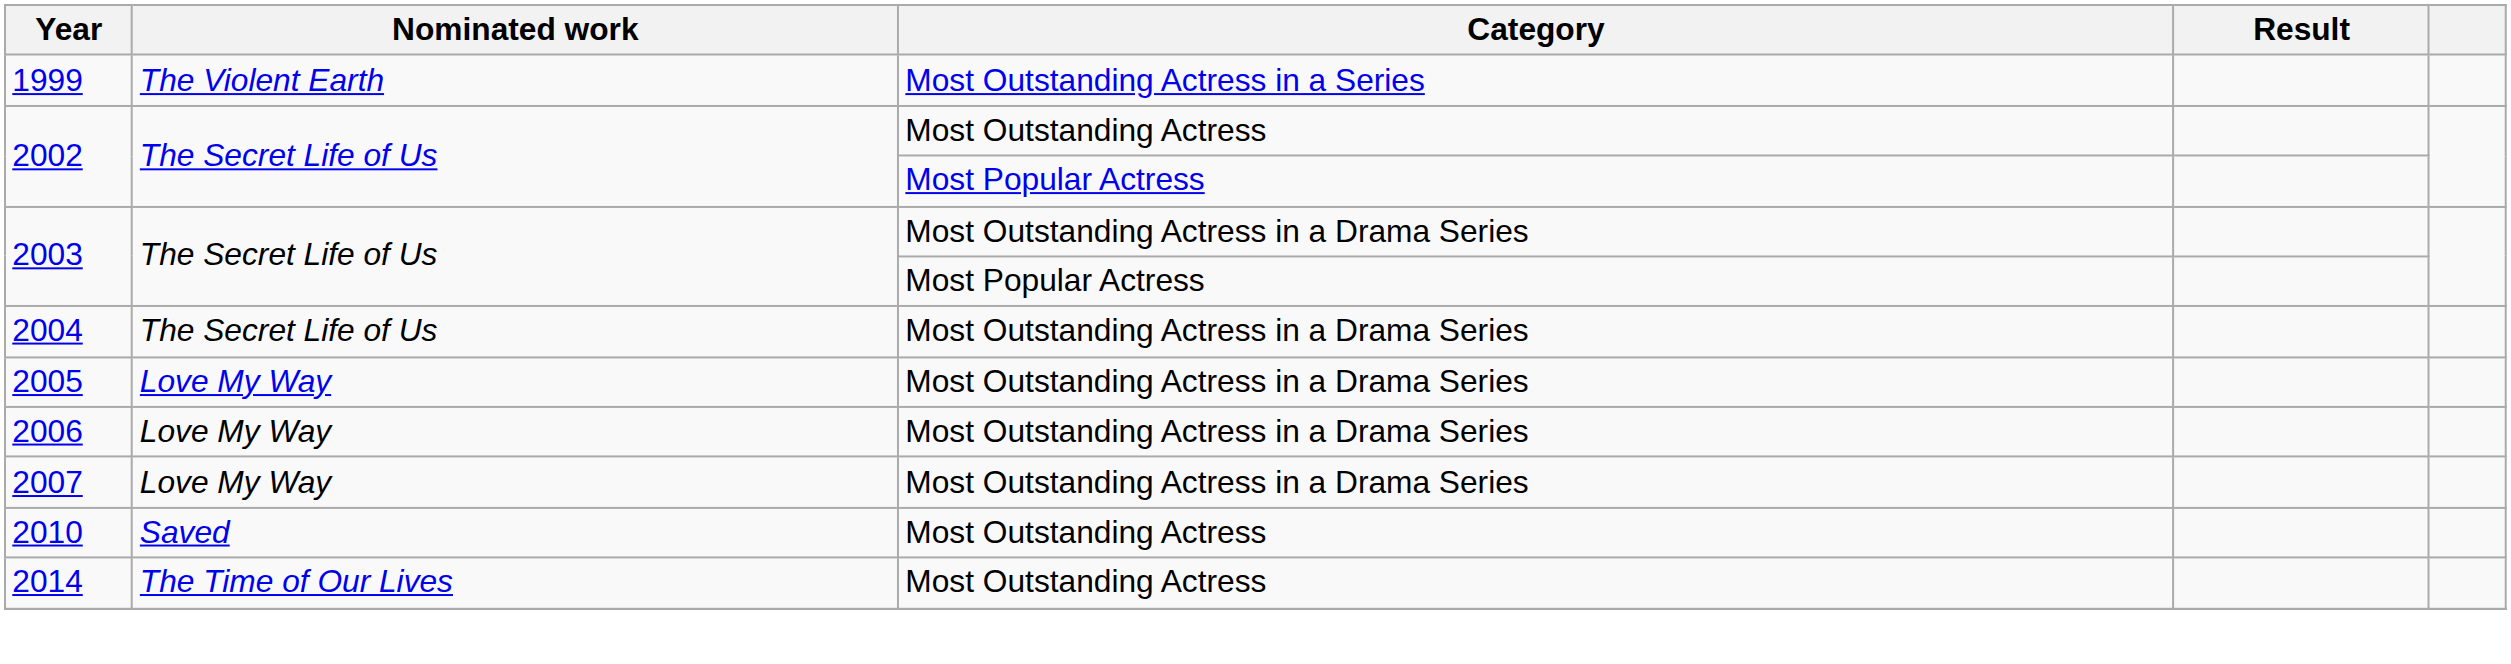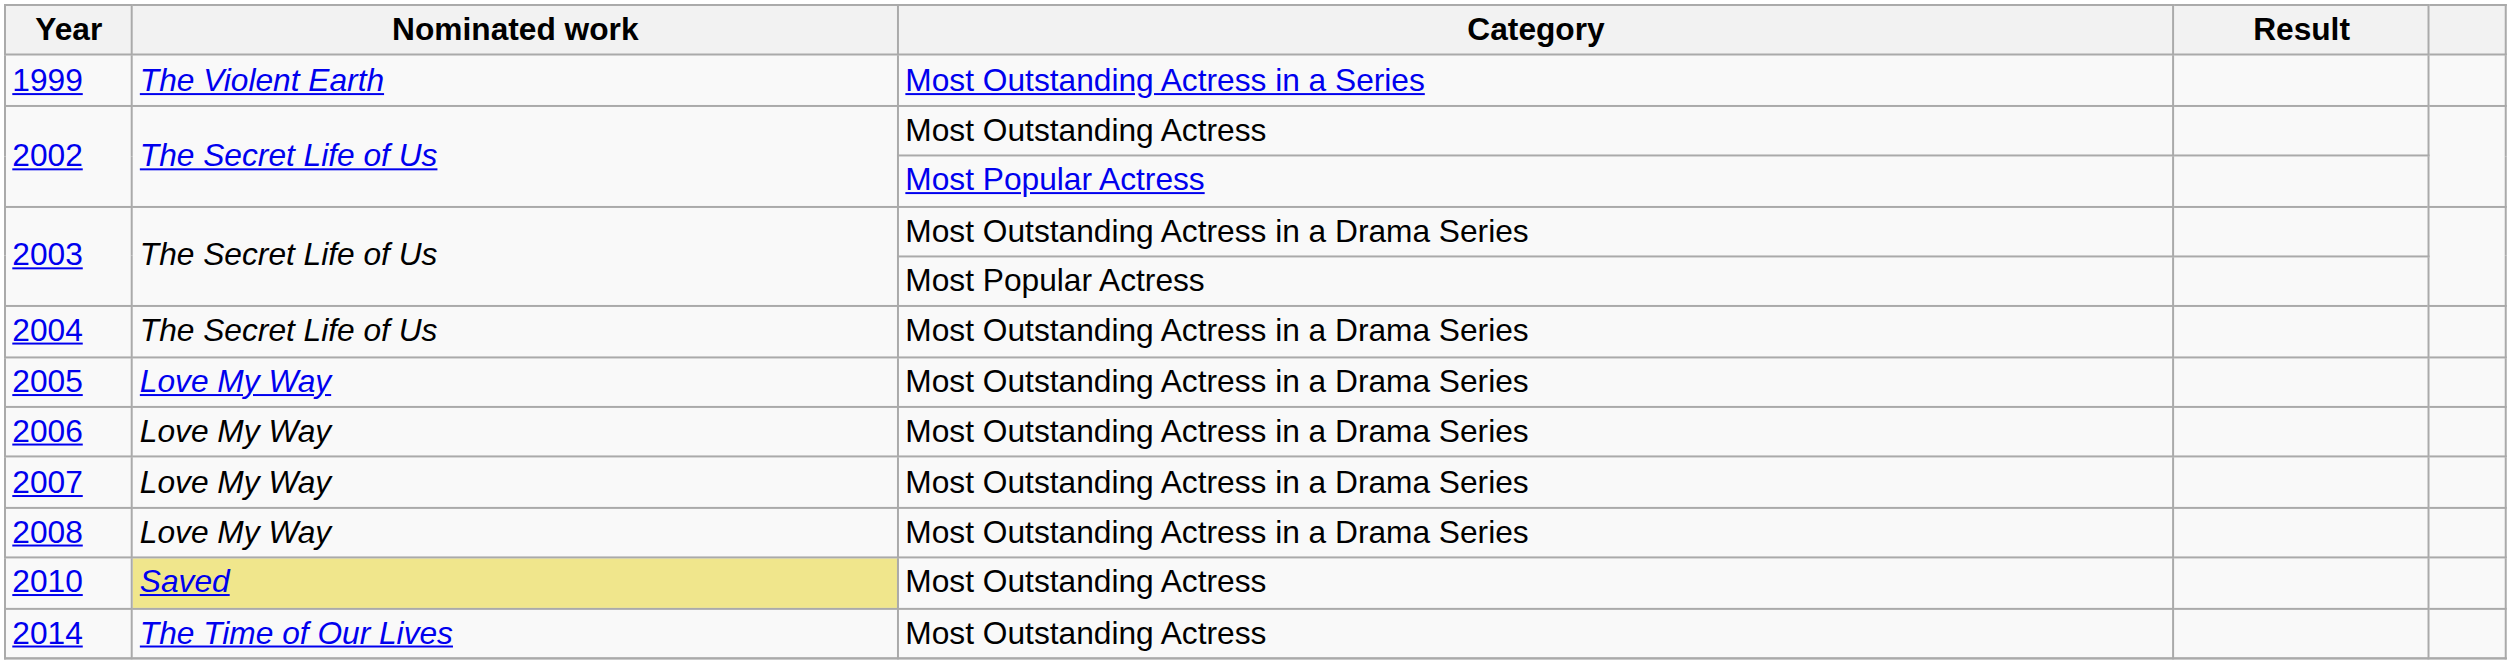+ row: (48, 532)
(185, 532) no background -> (185, 582) khaki background
